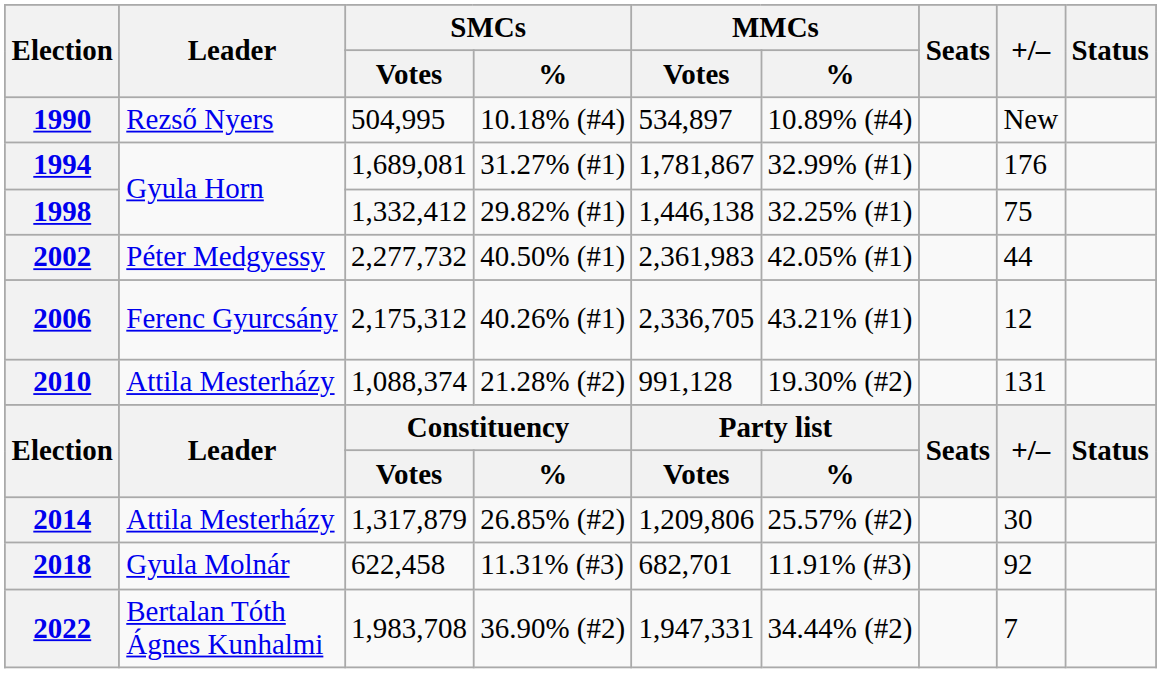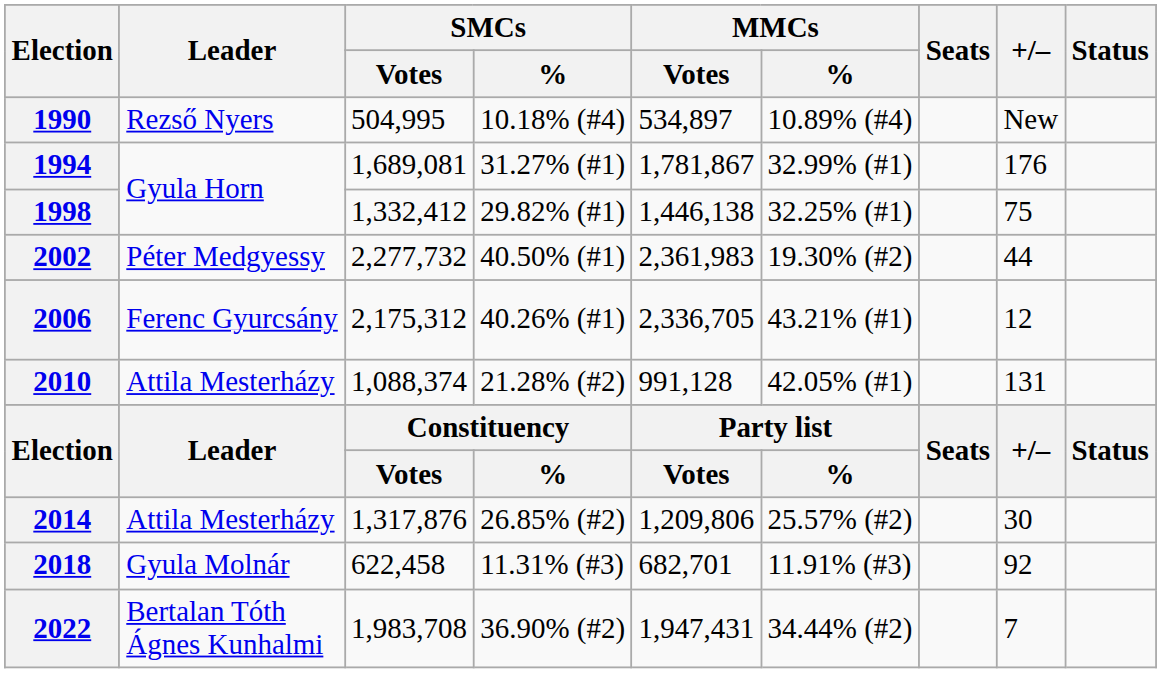(840, 257) 42.05% (#1) -> (840, 257) 19.30% (#2)
(840, 381) 19.30% (#2) -> (840, 381) 42.05% (#1)
(409, 519) 1,317,879 -> (409, 519) 1,317,876
(696, 627) 1,947,331 -> (696, 627) 1,947,431
